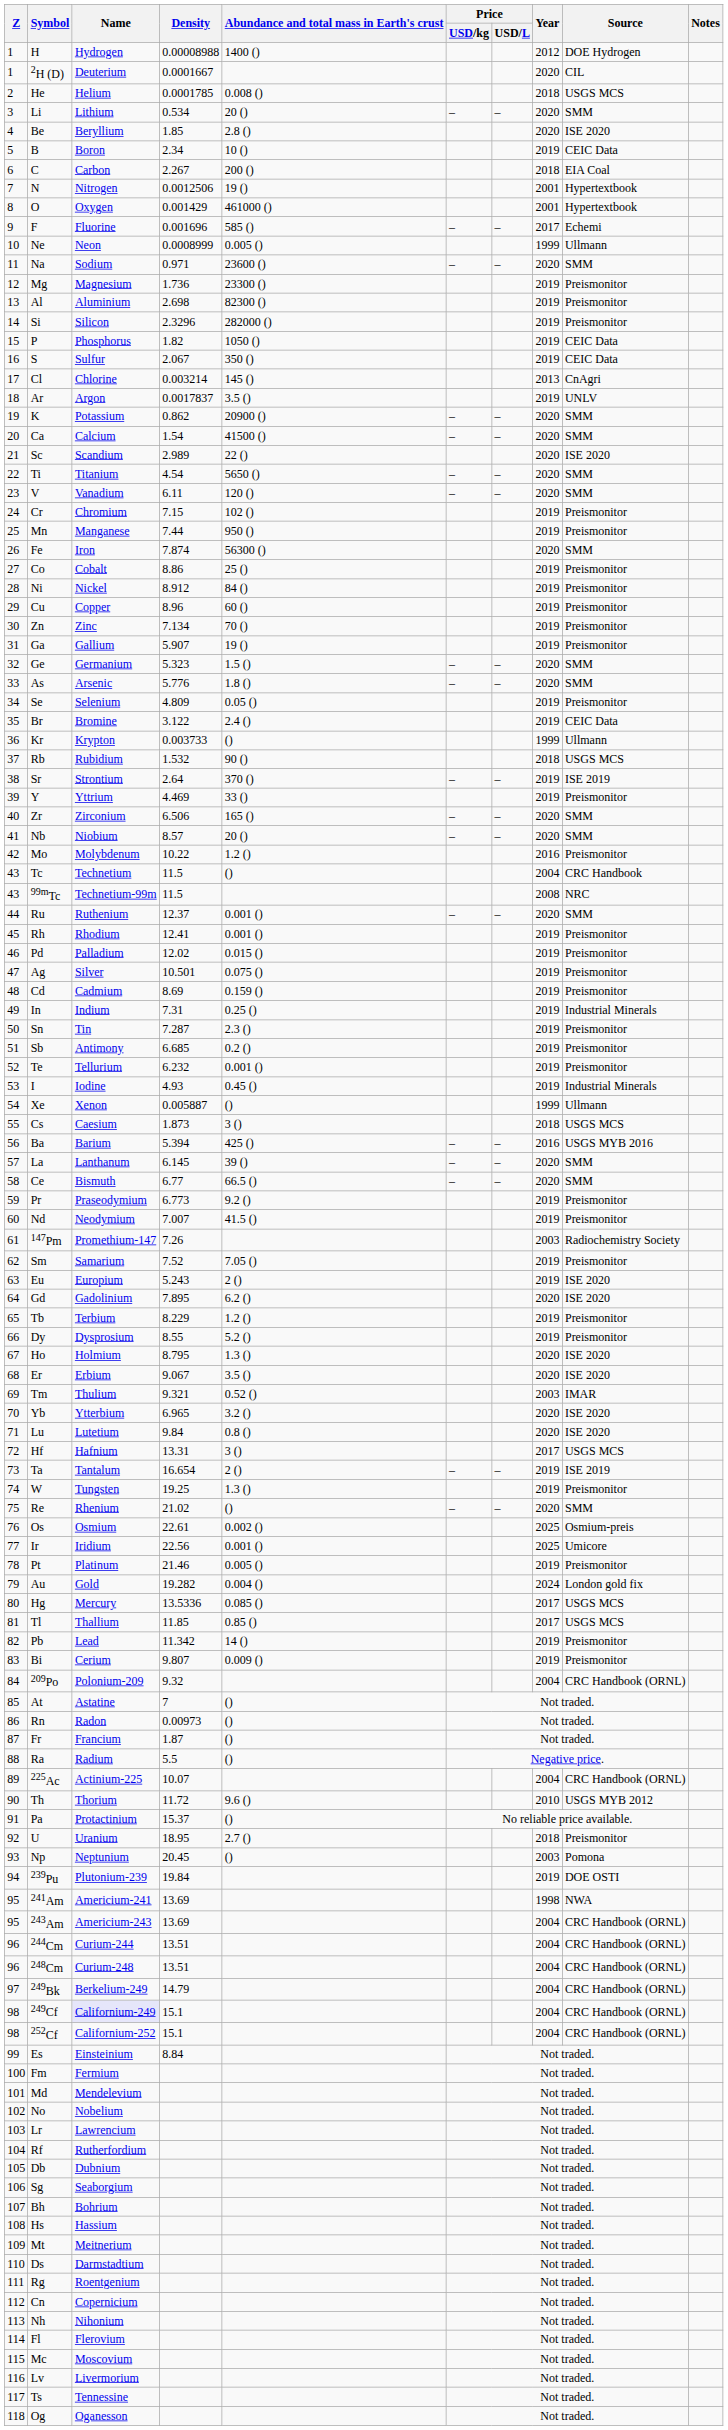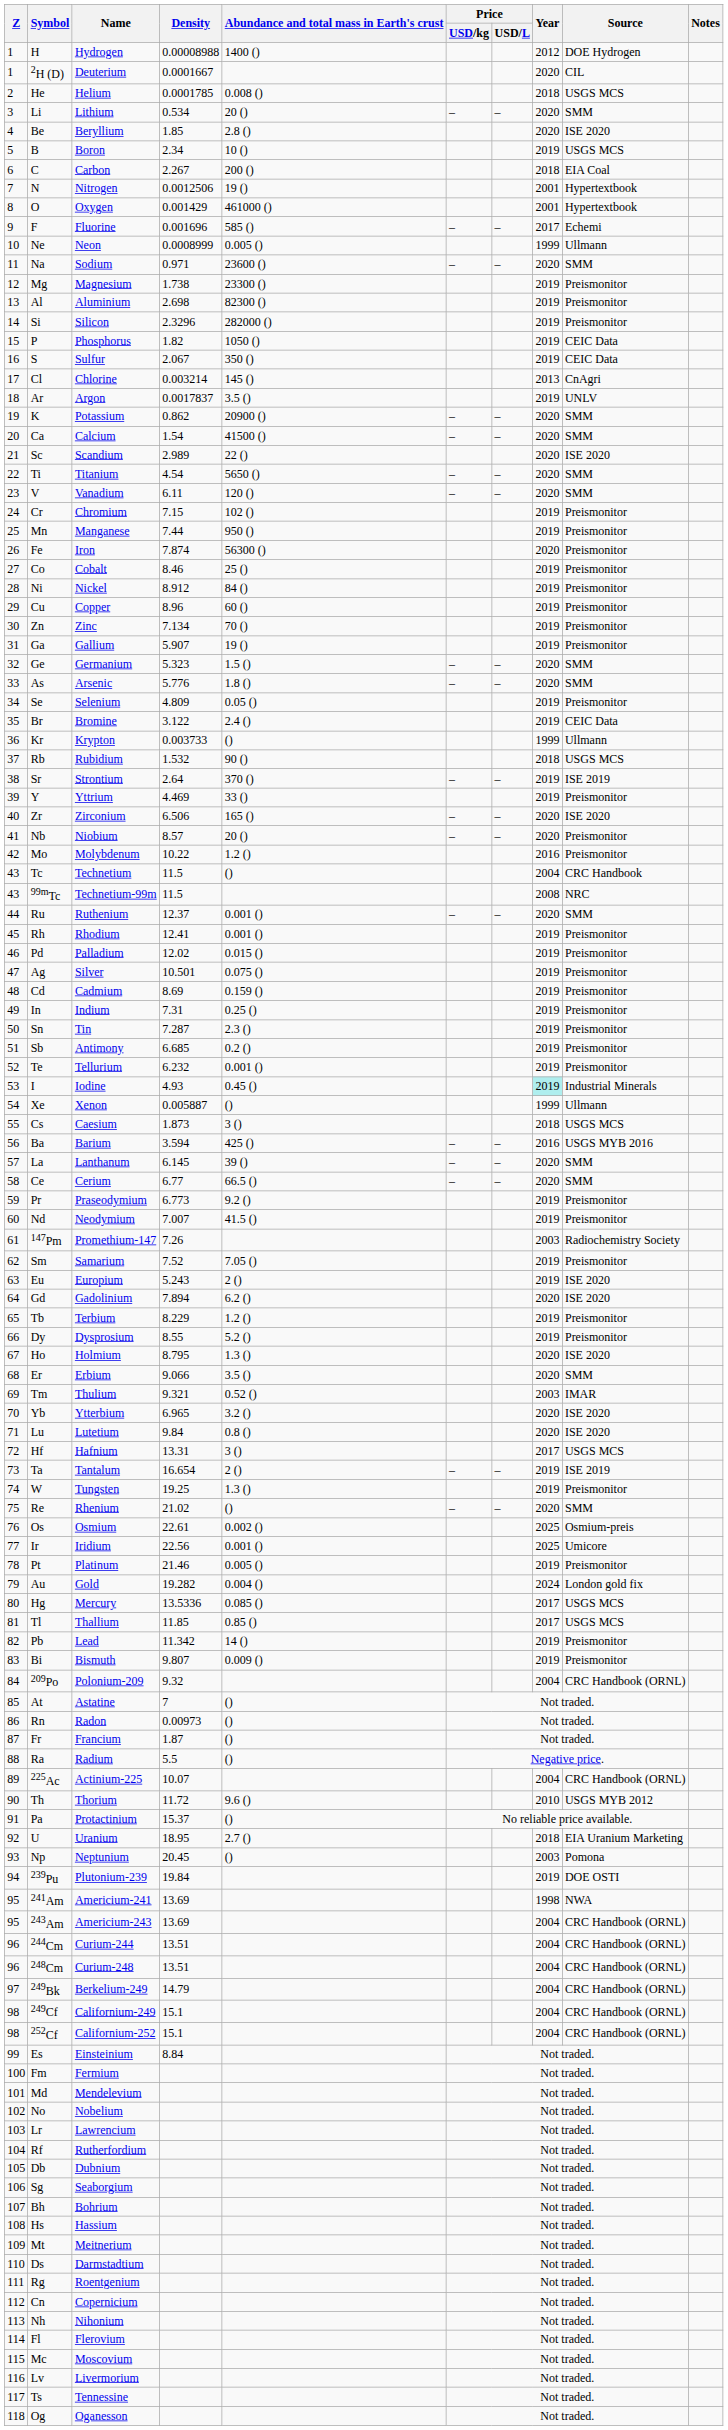(591, 150) CEIC Data -> (594, 150) USGS MCS
(176, 283) 1.736 -> (176, 283) 1.738
(579, 550) SMM -> (596, 550) Preismonitor
(173, 569) 8.86 -> (173, 569) 8.46
(579, 816) SMM -> (587, 816) ISE 2020
(579, 835) SMM -> (596, 835) Preismonitor
(611, 1010) Industrial Minerals -> (596, 1010) Preismonitor
(547, 1086) no background -> (547, 1086) paleturquoise background
(176, 1143) 5.394 -> (176, 1143) 3.594
(95, 1181) Bismuth -> (93, 1181) Cerium
(176, 1298) 7.895 -> (176, 1298) 7.894
(176, 1374) 9.067 -> (176, 1374) 9.066
(587, 1374) ISE 2020 -> (579, 1374) SMM
(93, 1660) Cerium -> (95, 1660) Bismuth
(596, 1838) Preismonitor -> (624, 1838) EIA Uranium Marketing
(115, 2011) lavender background -> (115, 2011) no background
